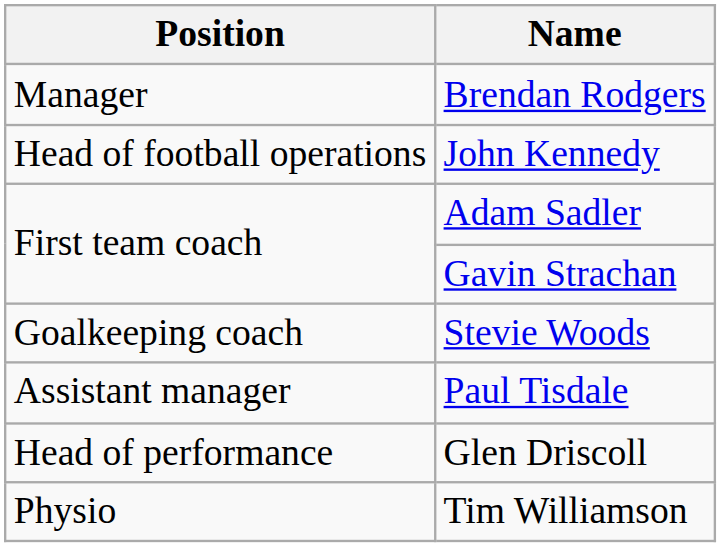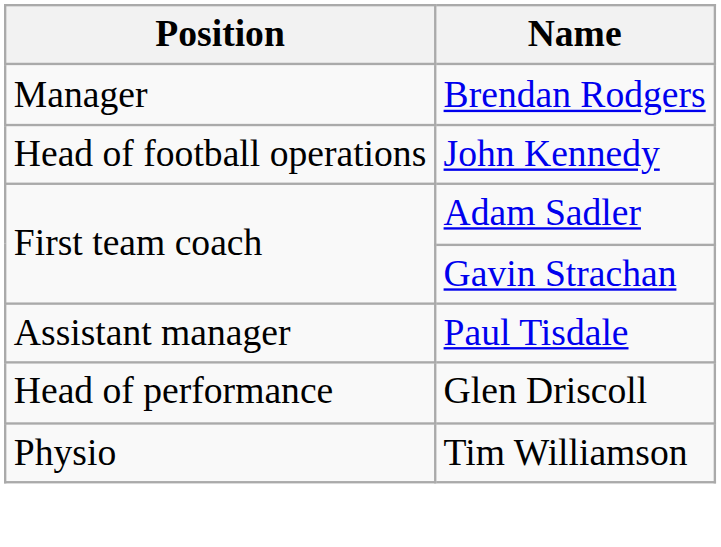- row: (547, 332)
